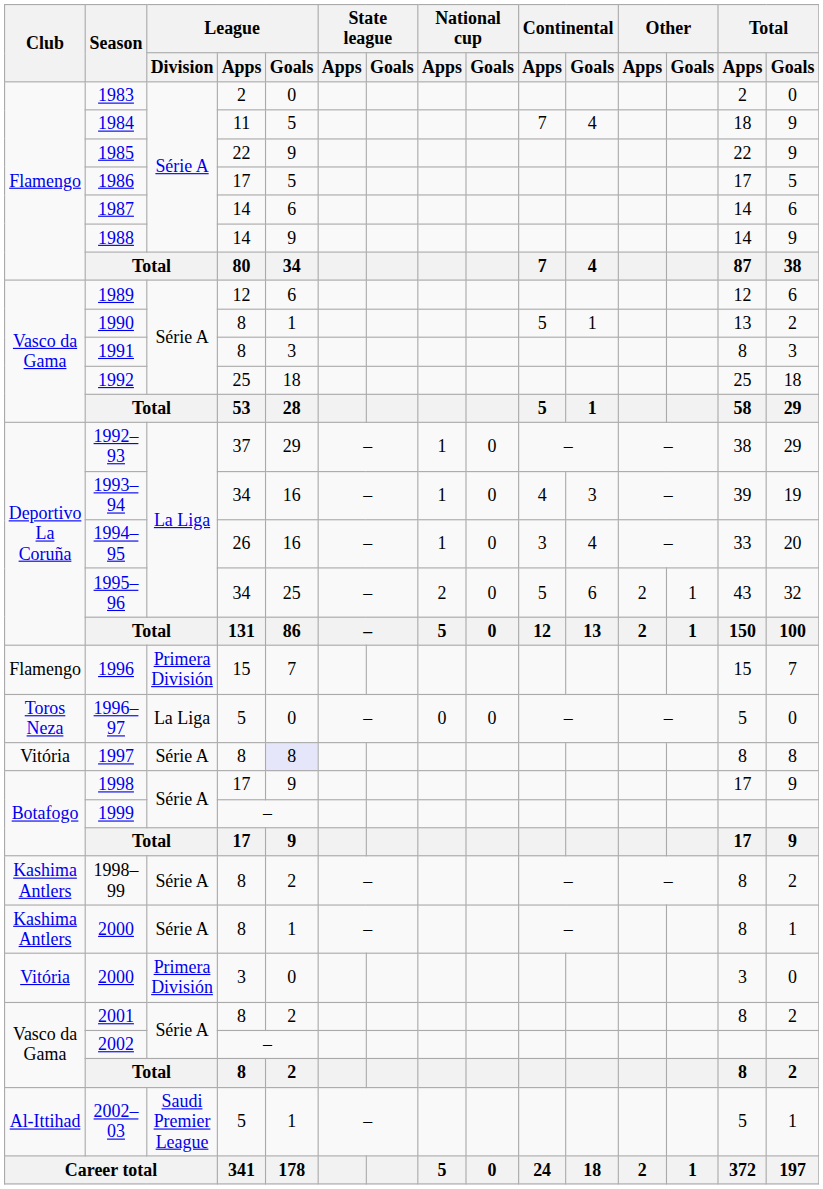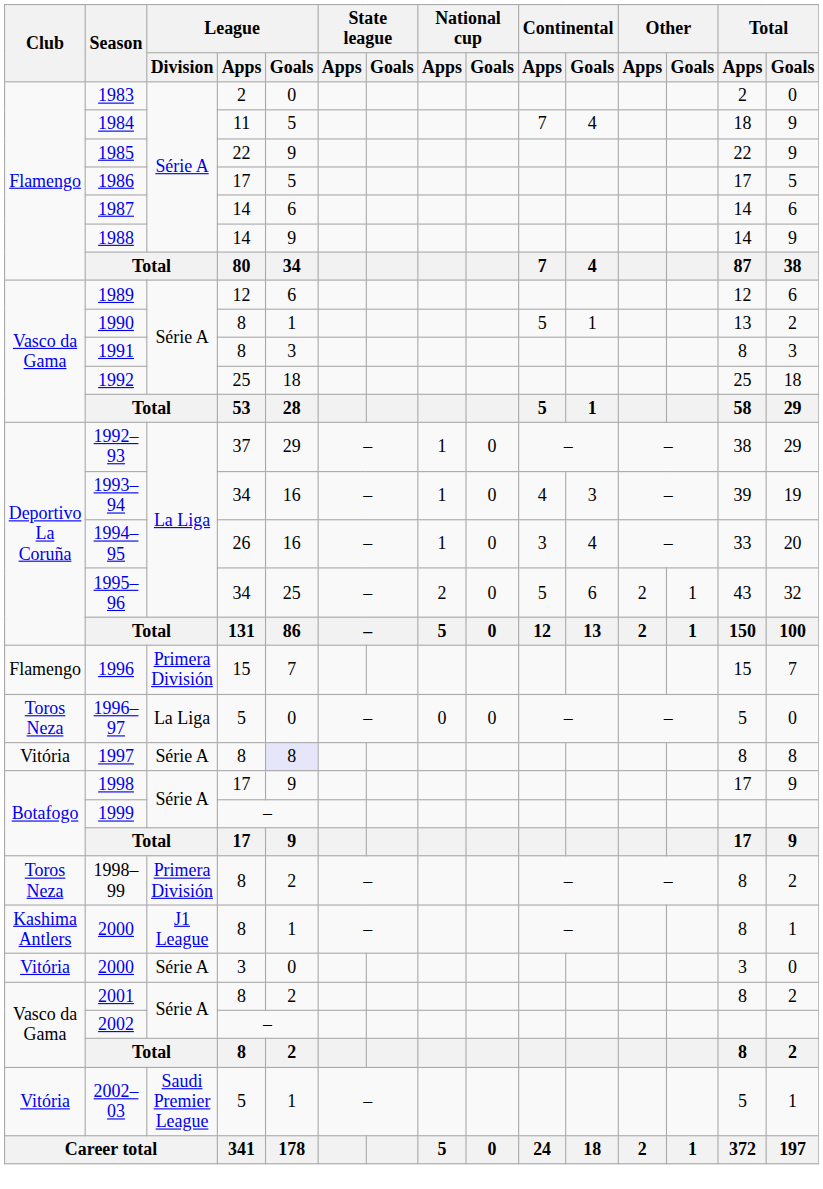(45, 880) Kashima Antlers -> (45, 880) Toros Neza
(182, 880) Série A -> (182, 880) Primera División
(182, 928) Série A -> (182, 928) J1 League
(182, 977) Primera División -> (182, 967) Série A
(45, 1121) Al-Ittihad -> (45, 1101) Vitória
